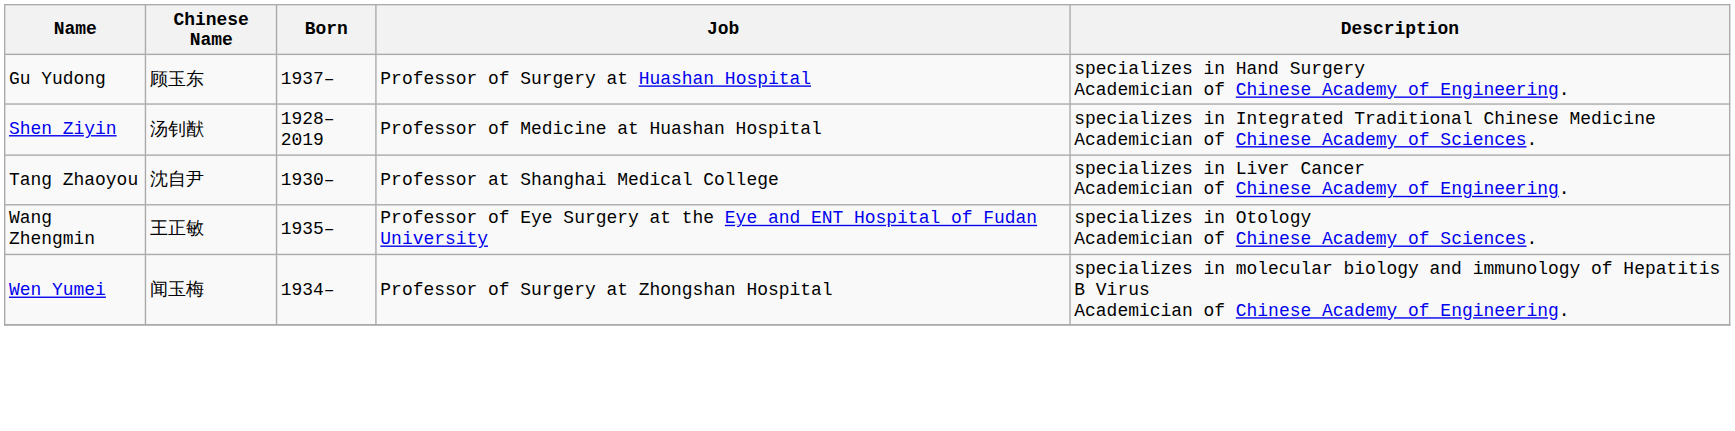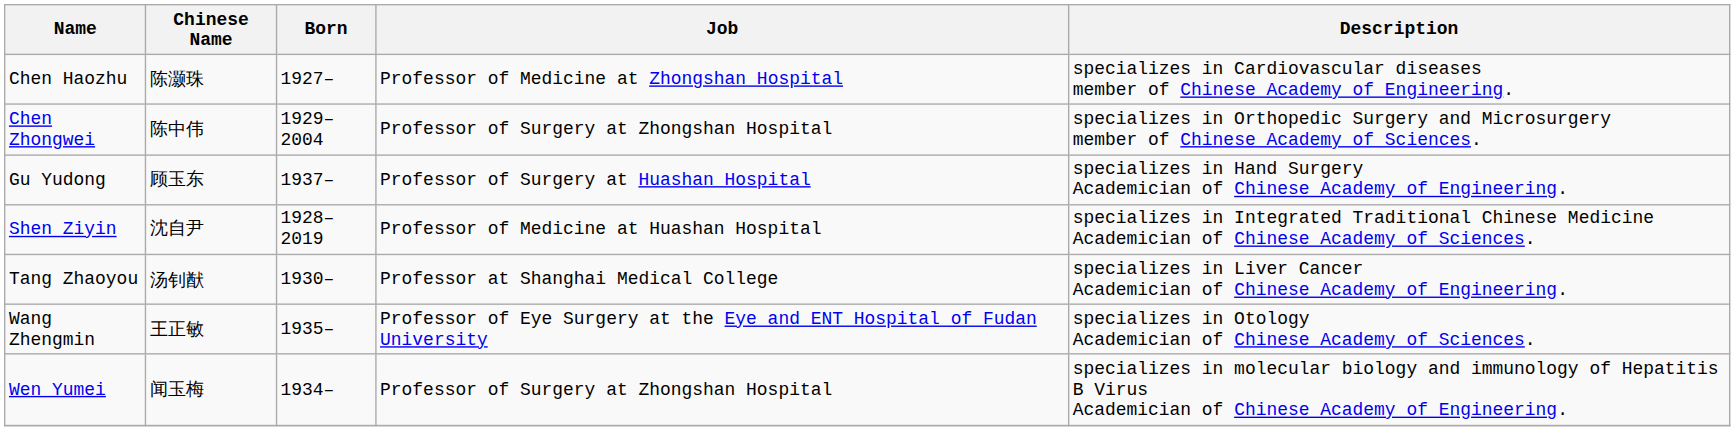+ row: (68, 80)
+ row: (52, 130)
(177, 130) 汤钊猷 -> (177, 230) 沈自尹
(177, 180) 沈自尹 -> (177, 280) 汤钊猷
